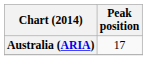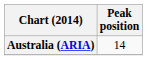(120, 45) 17 -> (120, 45) 14
